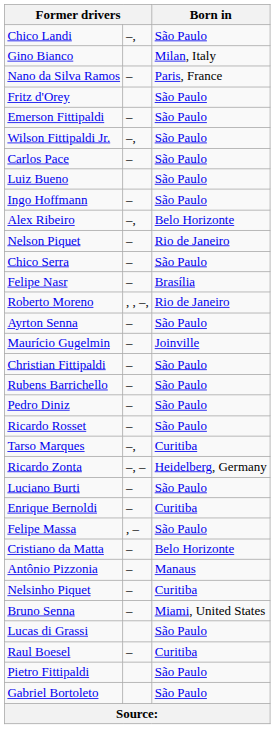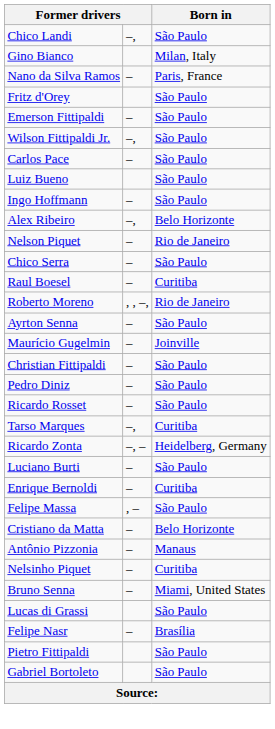rows swapped: (39, 651) <-> (37, 281)
- row: (58, 384)
